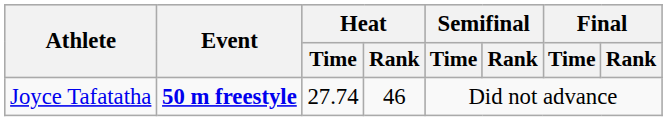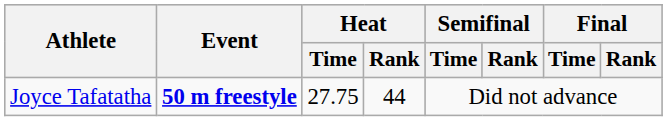(333, 96) 27.74 -> (333, 96) 27.75
(394, 96) 46 -> (394, 96) 44
